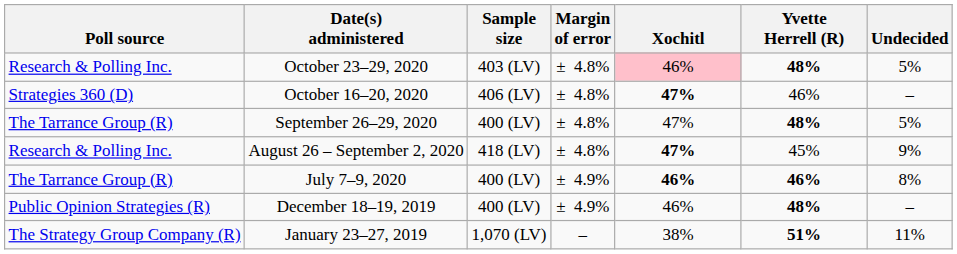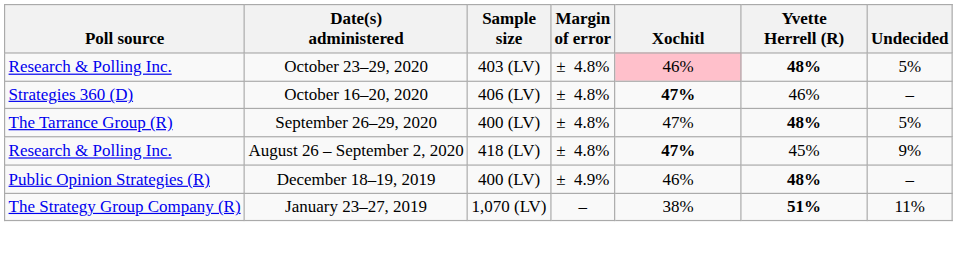- row: (356, 179)
